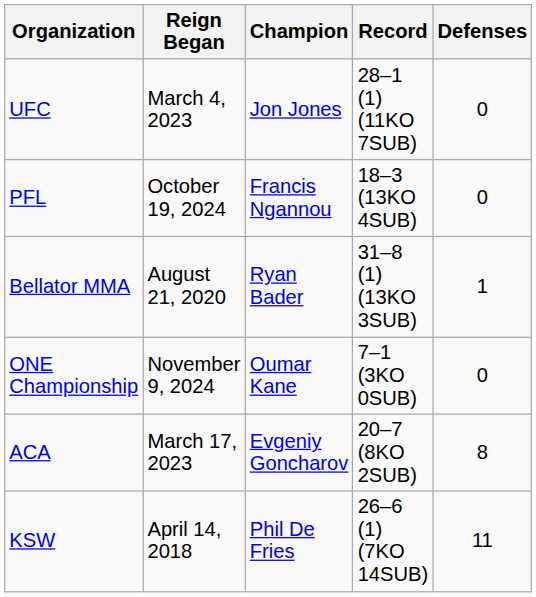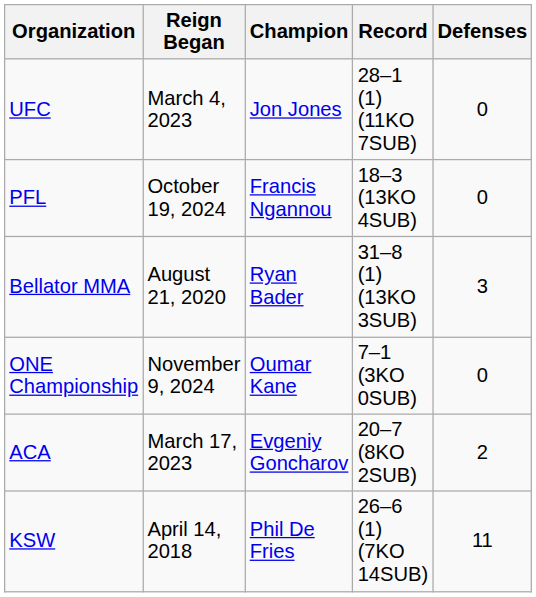(482, 286) 1 -> (482, 286) 3
(482, 452) 8 -> (482, 452) 2
